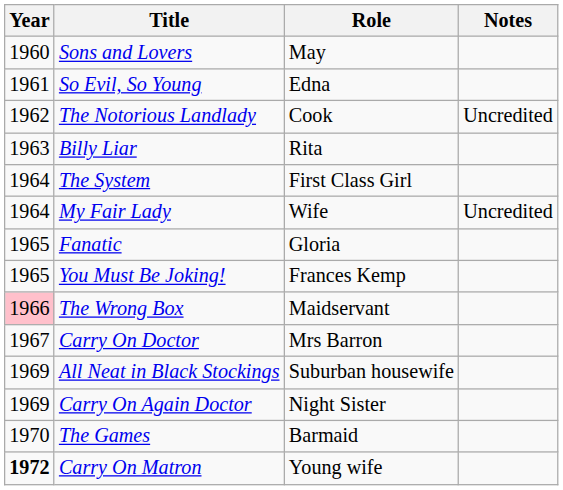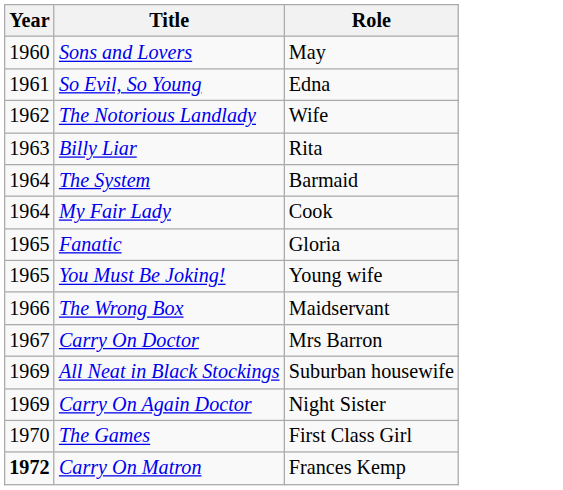- column: (508, 20)
(311, 116) Cook -> (309, 116) Wife
(350, 180) First Class Girl -> (323, 180) Barmaid
(309, 212) Wife -> (311, 212) Cook
(347, 276) Frances Kemp -> (336, 276) Young wife
(29, 308) pink background -> (29, 308) no background
(323, 436) Barmaid -> (350, 436) First Class Girl
(336, 468) Young wife -> (347, 468) Frances Kemp
